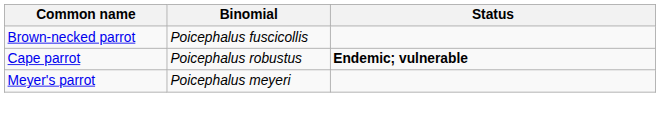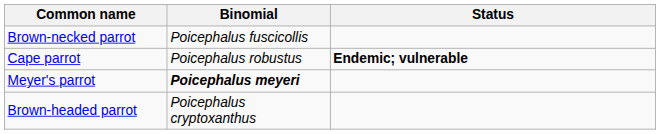(230, 80) normal -> (235, 80) bold
+ row: (72, 110)
